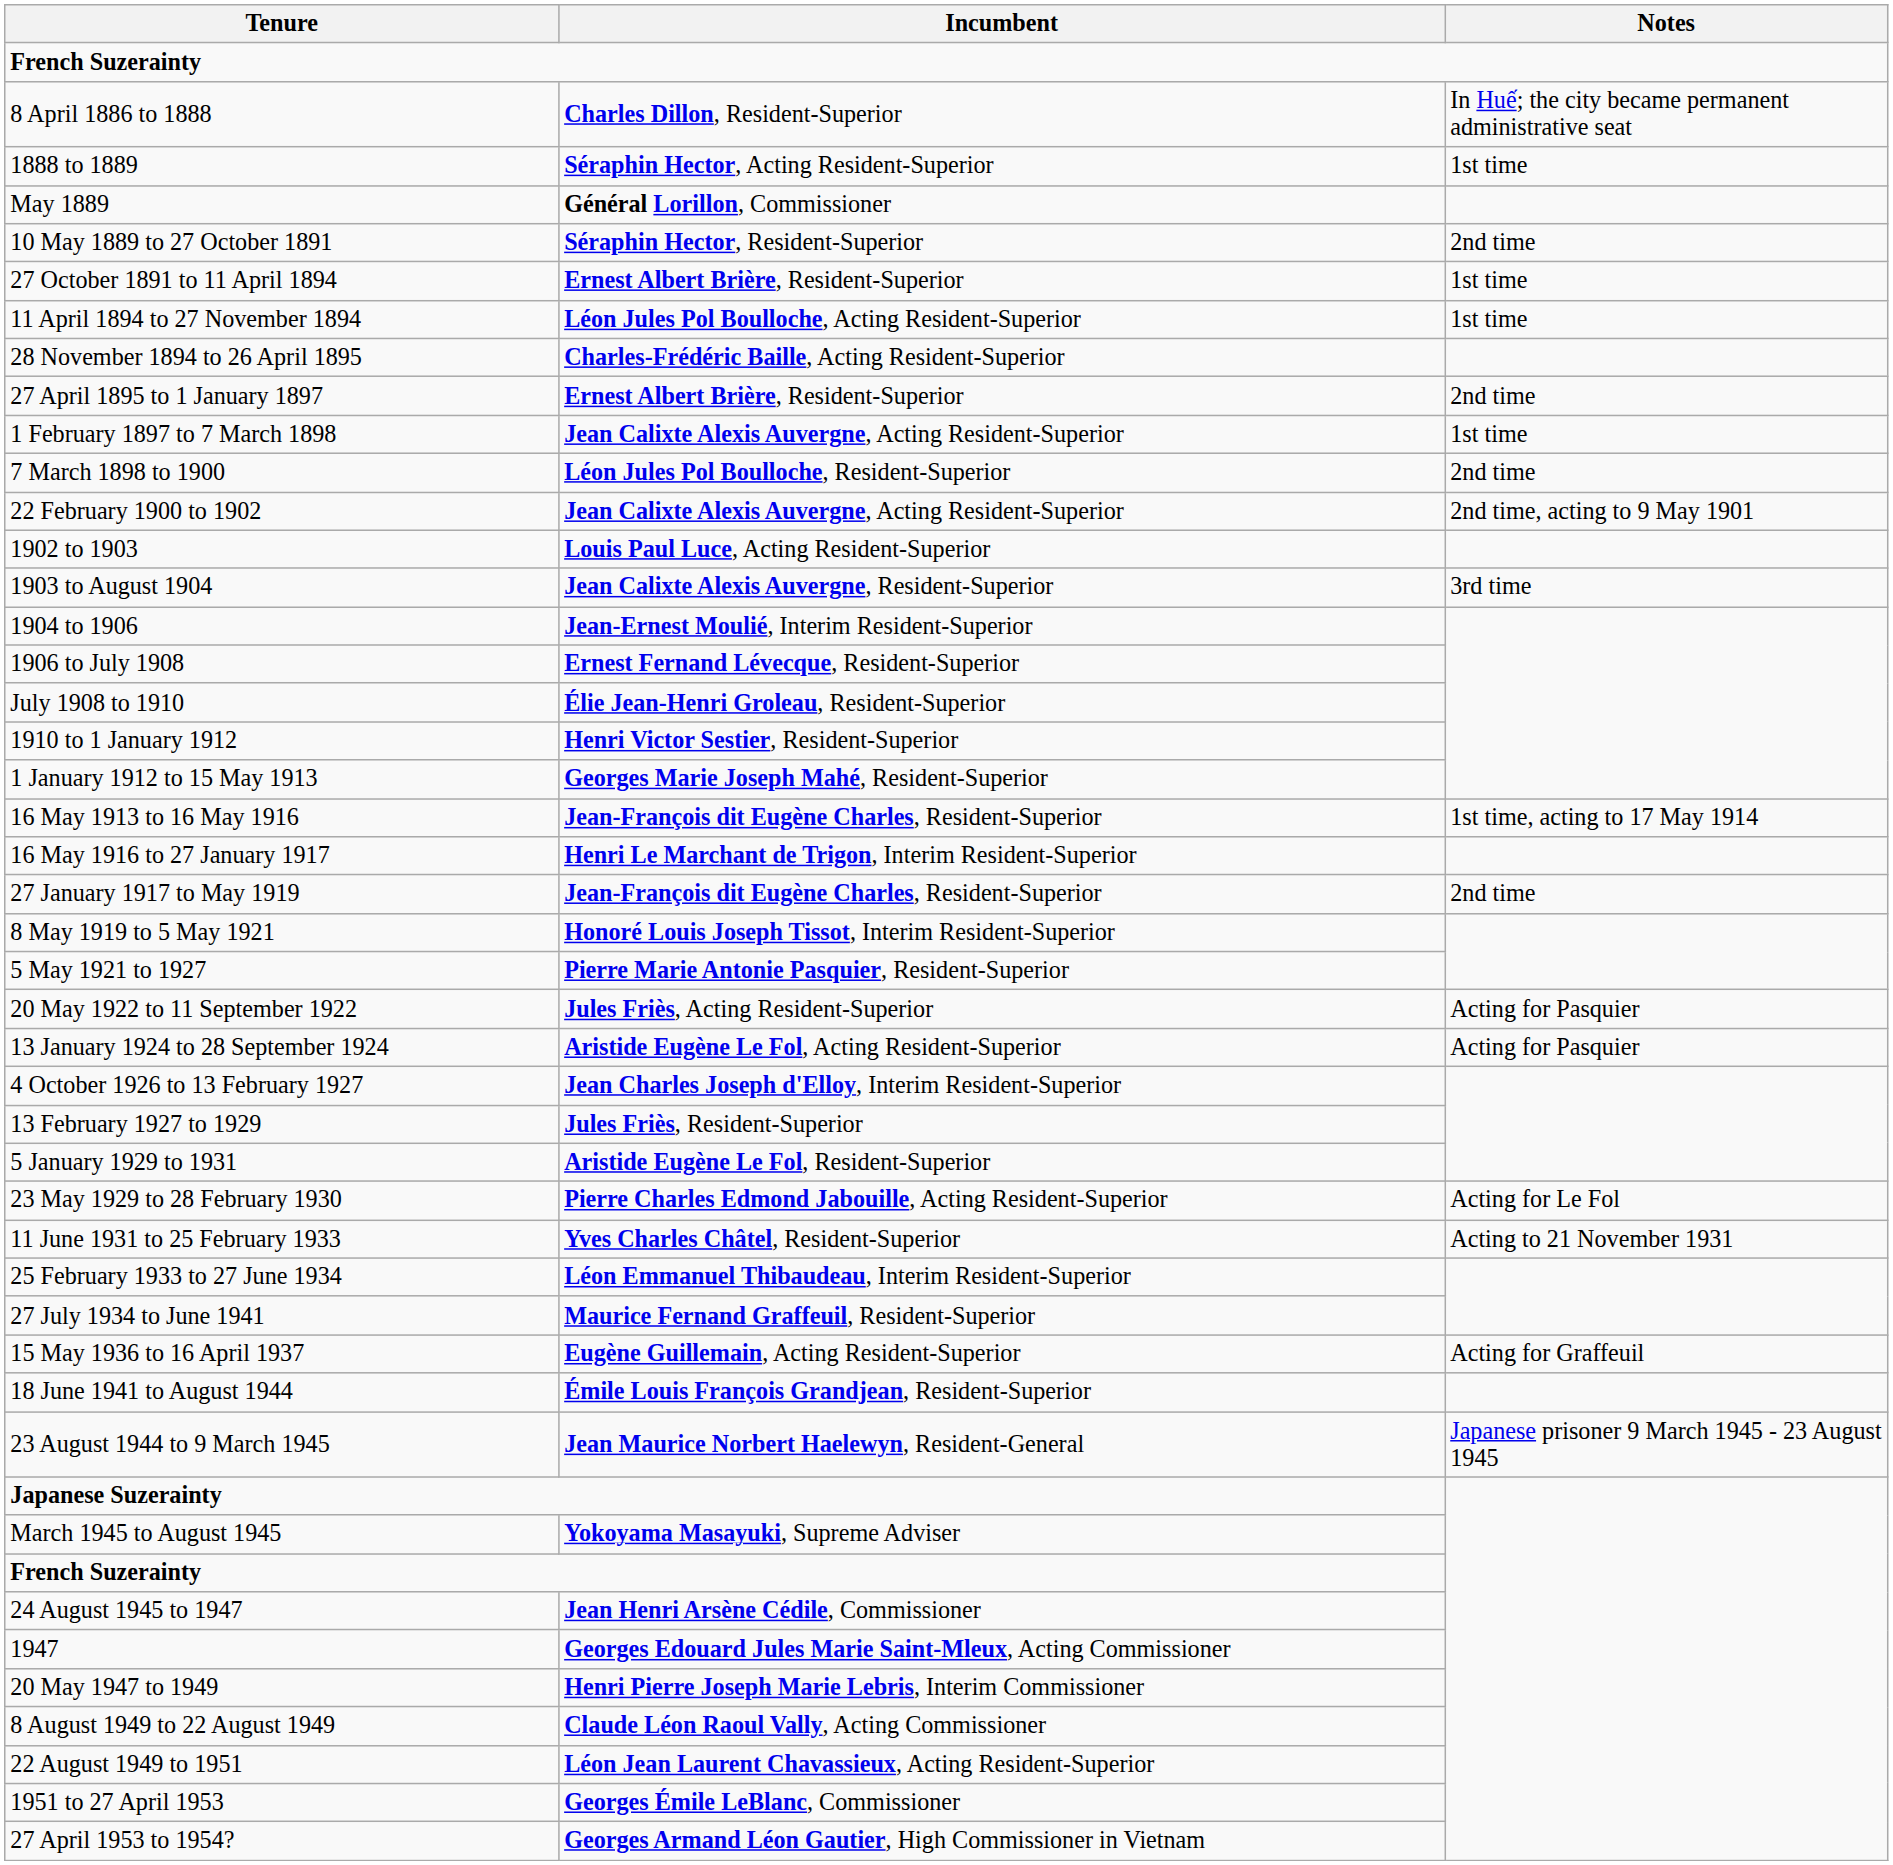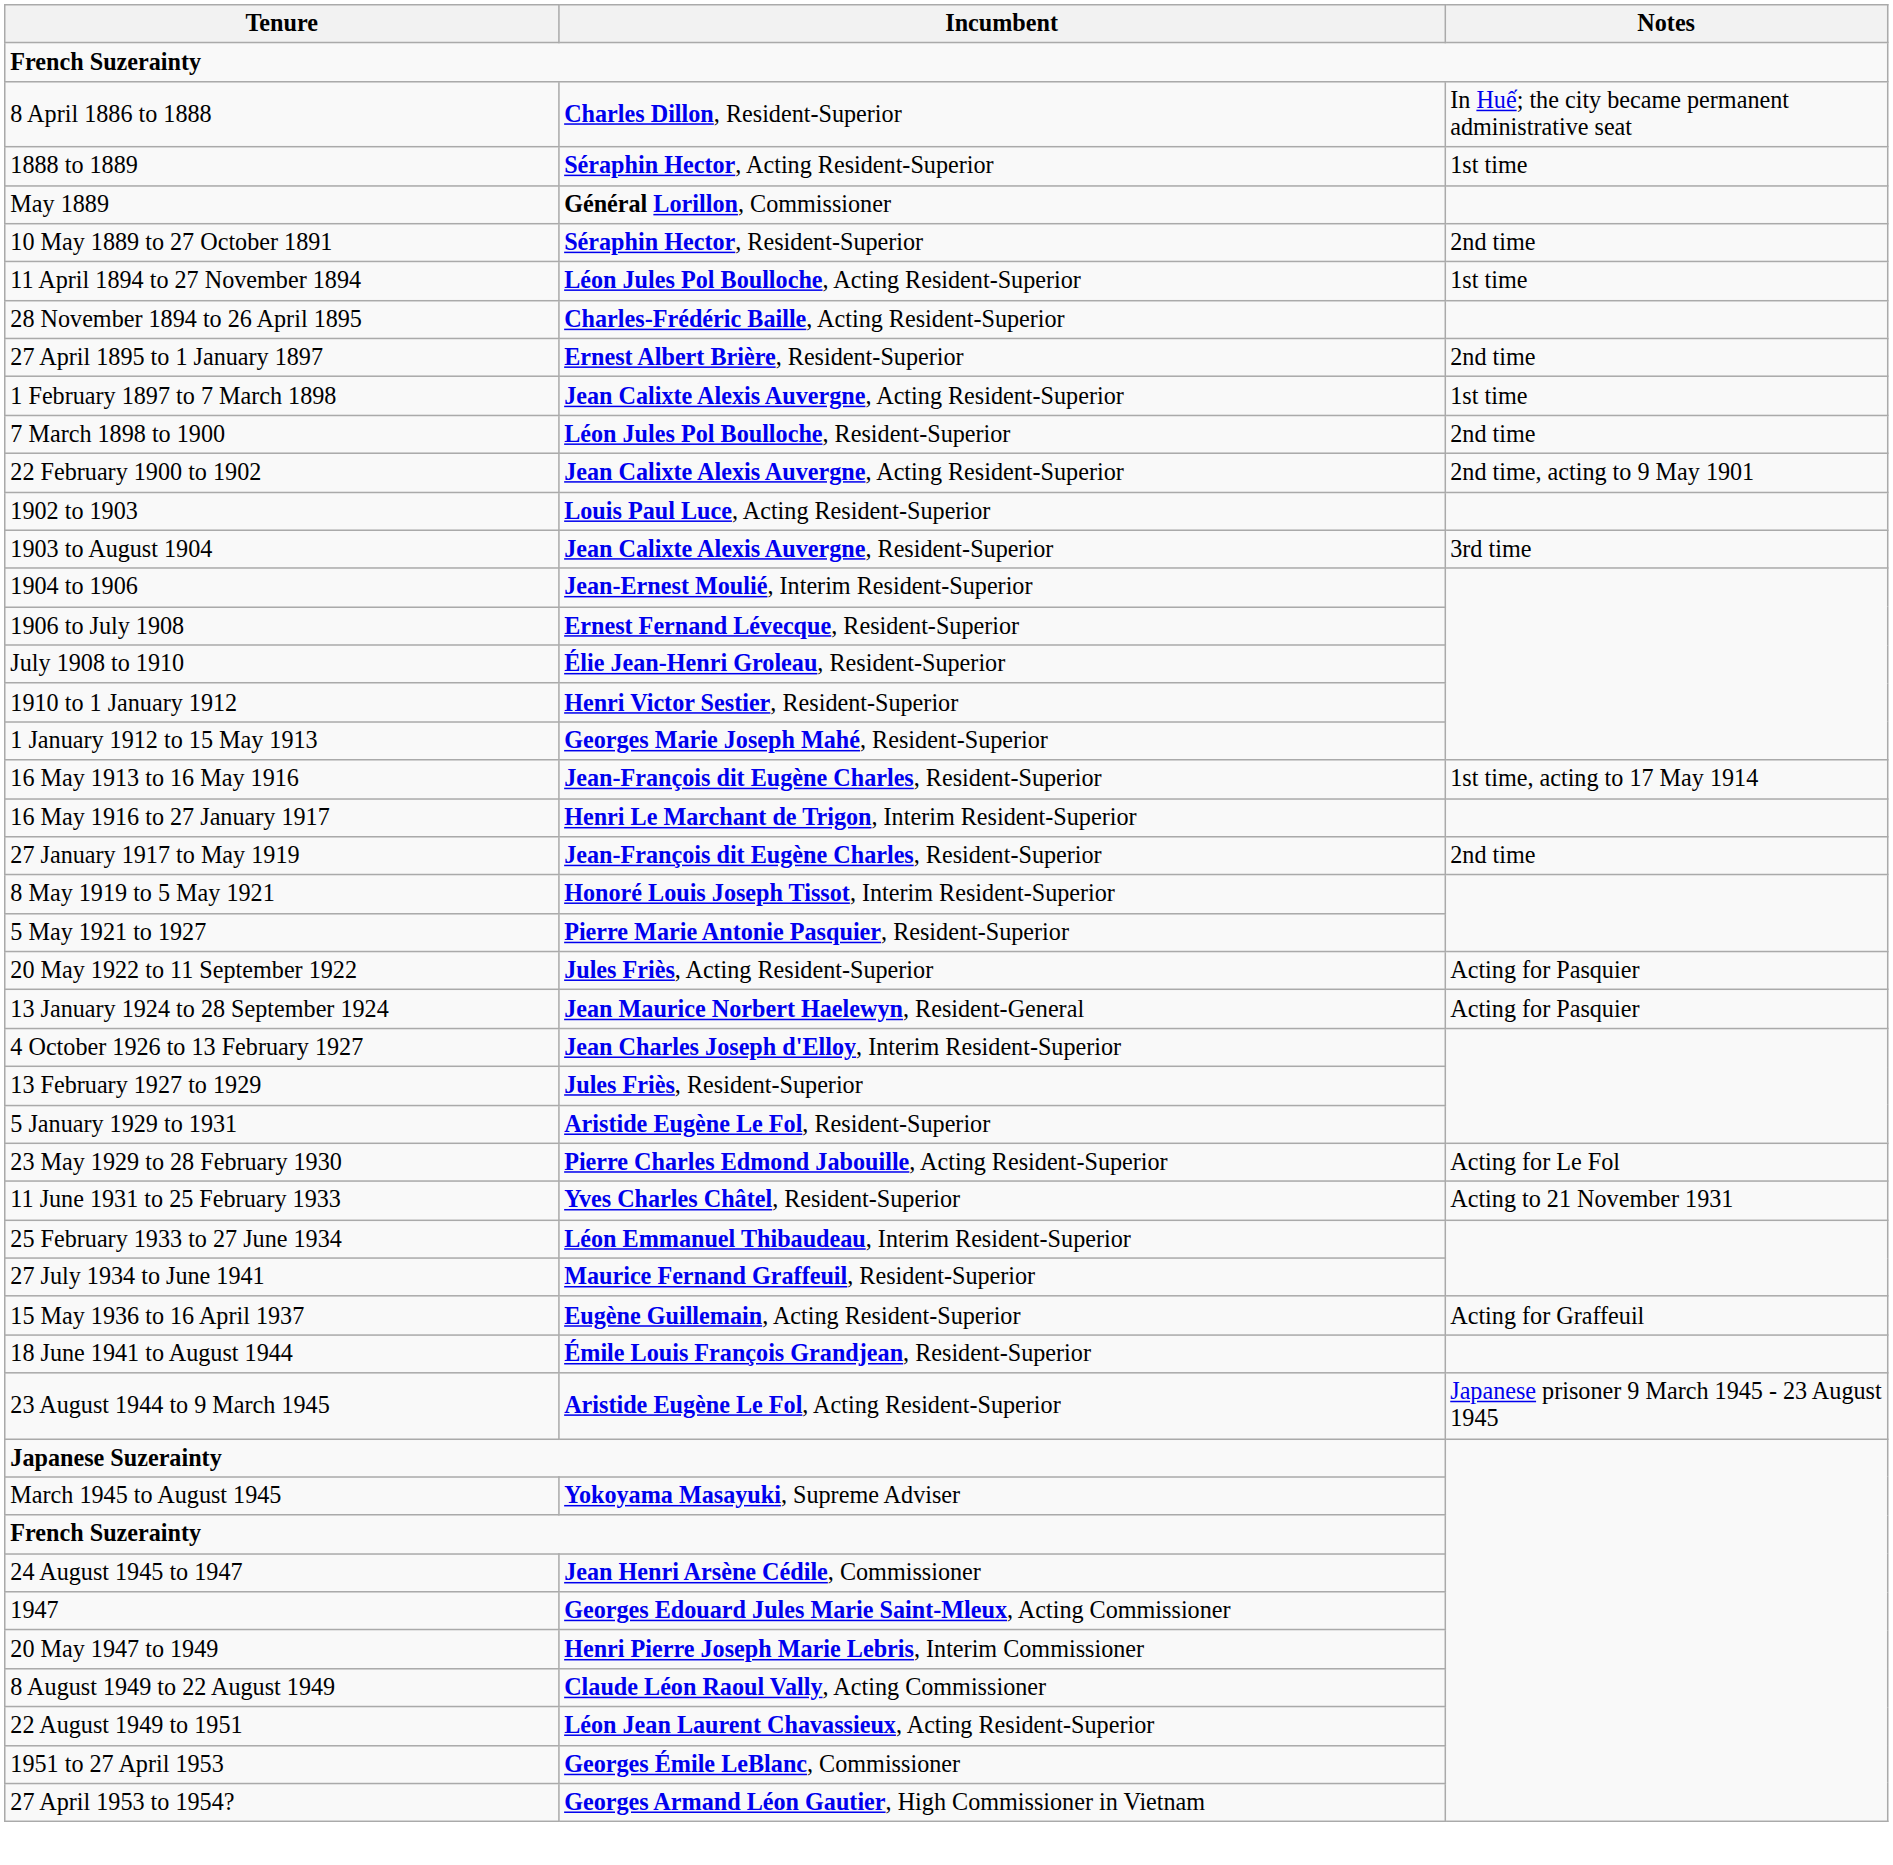- row: (174, 280)
(812, 1047) Aristide Eugène Le Fol, Acting Resident-Superior -> (824, 1008) Jean Maurice Norbert Haelewyn, Resident-General
(824, 1443) Jean Maurice Norbert Haelewyn, Resident-General -> (812, 1405) Aristide Eugène Le Fol, Acting Resident-Superior
